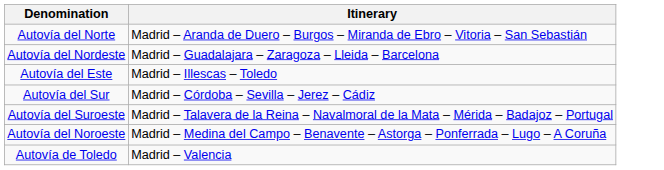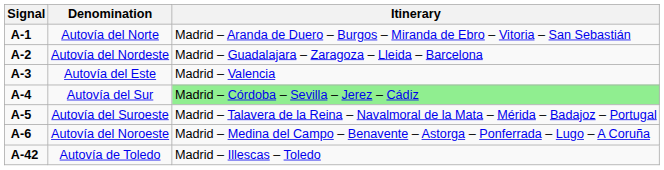+ column: (26, 14)
(204, 74) Madrid – Illescas – Toledo -> (225, 74) Madrid – Valencia
(253, 94) no background -> (297, 94) lightgreen background
(181, 154) Madrid – Valencia -> (248, 154) Madrid – Illescas – Toledo
